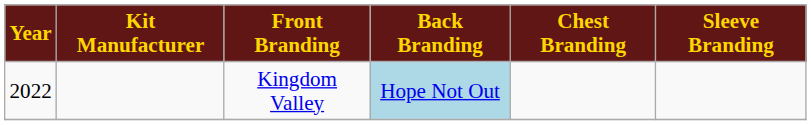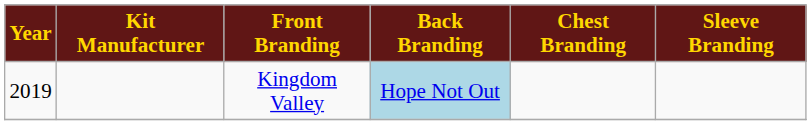(31, 90) 2022 -> (31, 90) 2019
